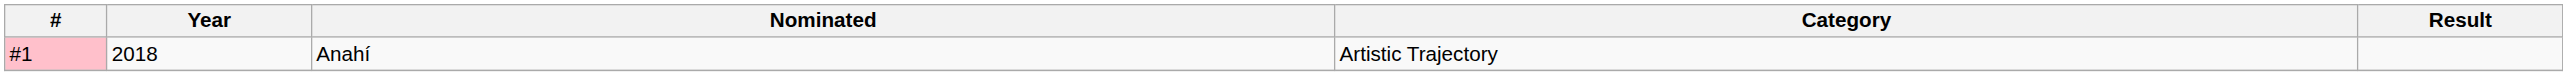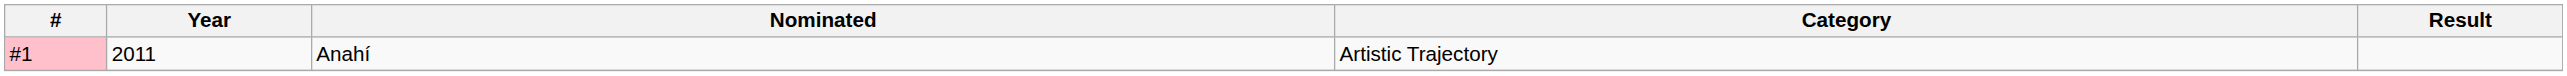(135, 53) 2018 -> (134, 53) 2011
